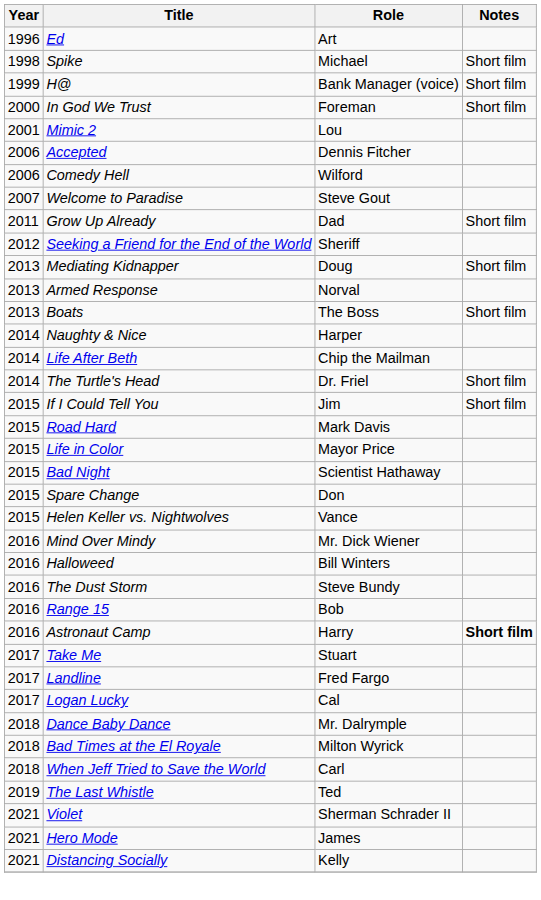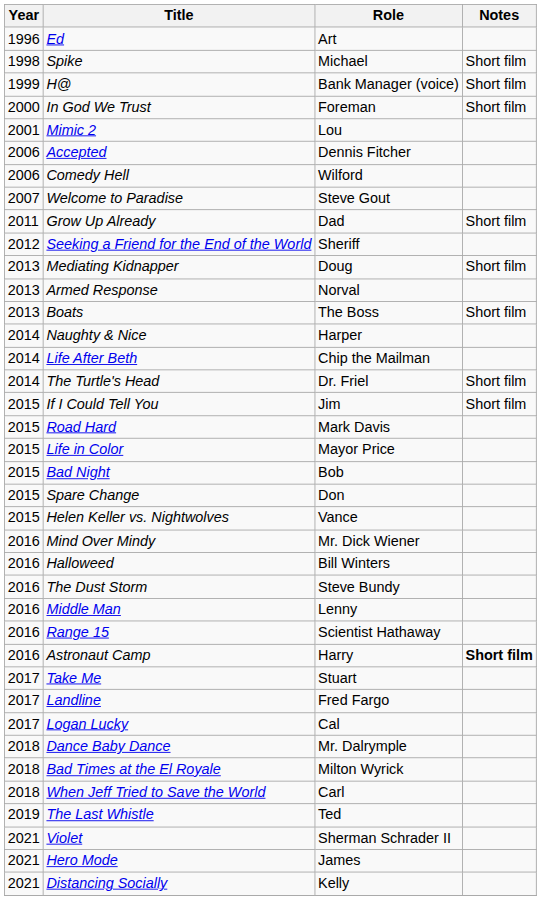(379, 472) Scientist Hathaway -> (331, 472) Bob
+ row: (84, 609)
(331, 609) Bob -> (379, 632) Scientist Hathaway
